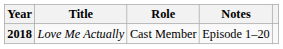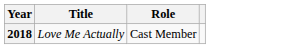- column: (236, 14)
